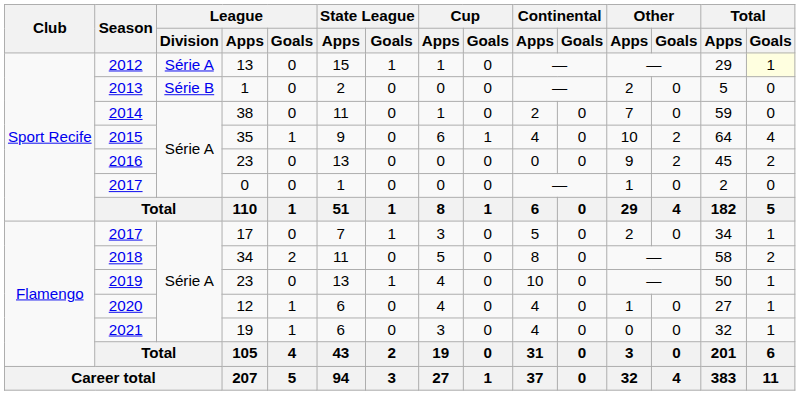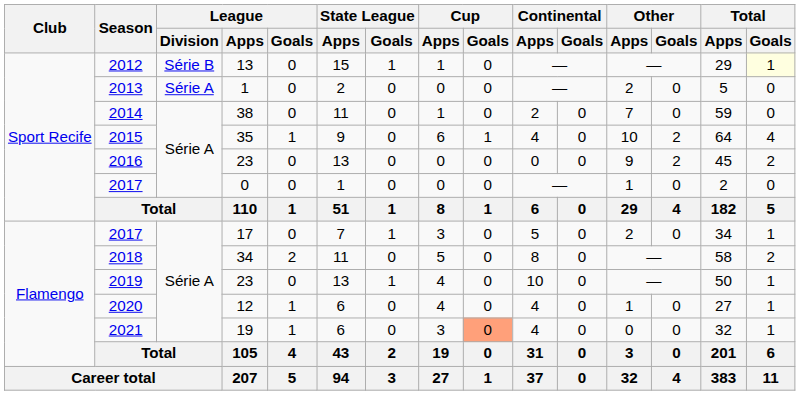(189, 64) Série A -> (189, 64) Série B
(189, 88) Série B -> (189, 88) Série A
(488, 329) no background -> (488, 329) lightsalmon background
